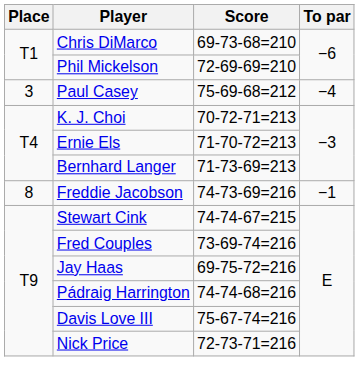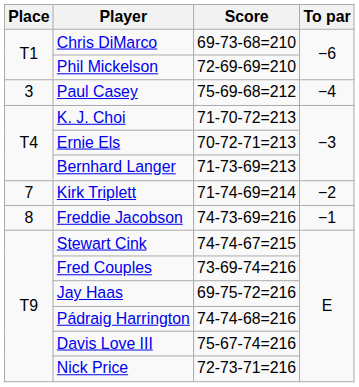(247, 117) 70-72-71=213 -> (247, 117) 71-70-72=213
(247, 142) 71-70-72=213 -> (247, 142) 70-72-71=213
+ row: (96, 192)
